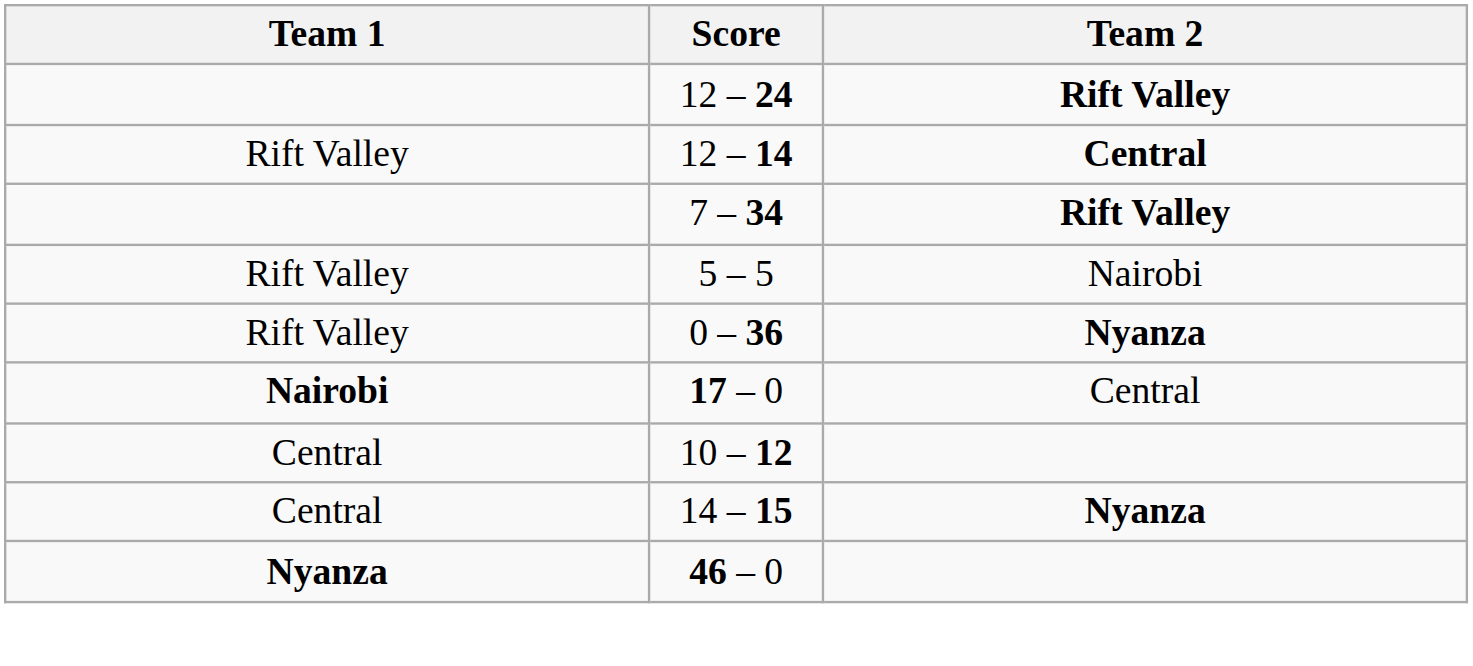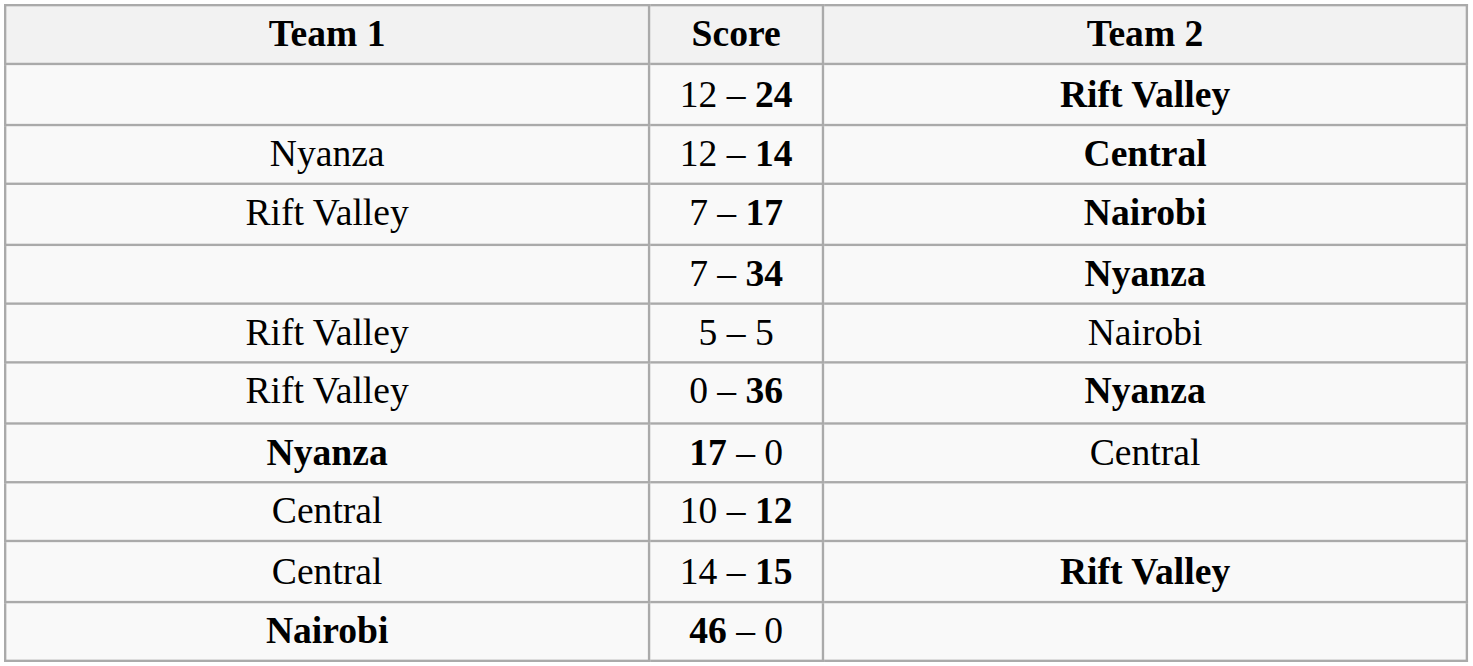(327, 153) Rift Valley -> (327, 153) Nyanza
+ row: (736, 213)
(1145, 213) Rift Valley -> (1145, 272) Nyanza
(327, 392) Nairobi -> (327, 451) Nyanza
(1145, 511) Nyanza -> (1145, 570) Rift Valley
(327, 570) Nyanza -> (327, 630) Nairobi
